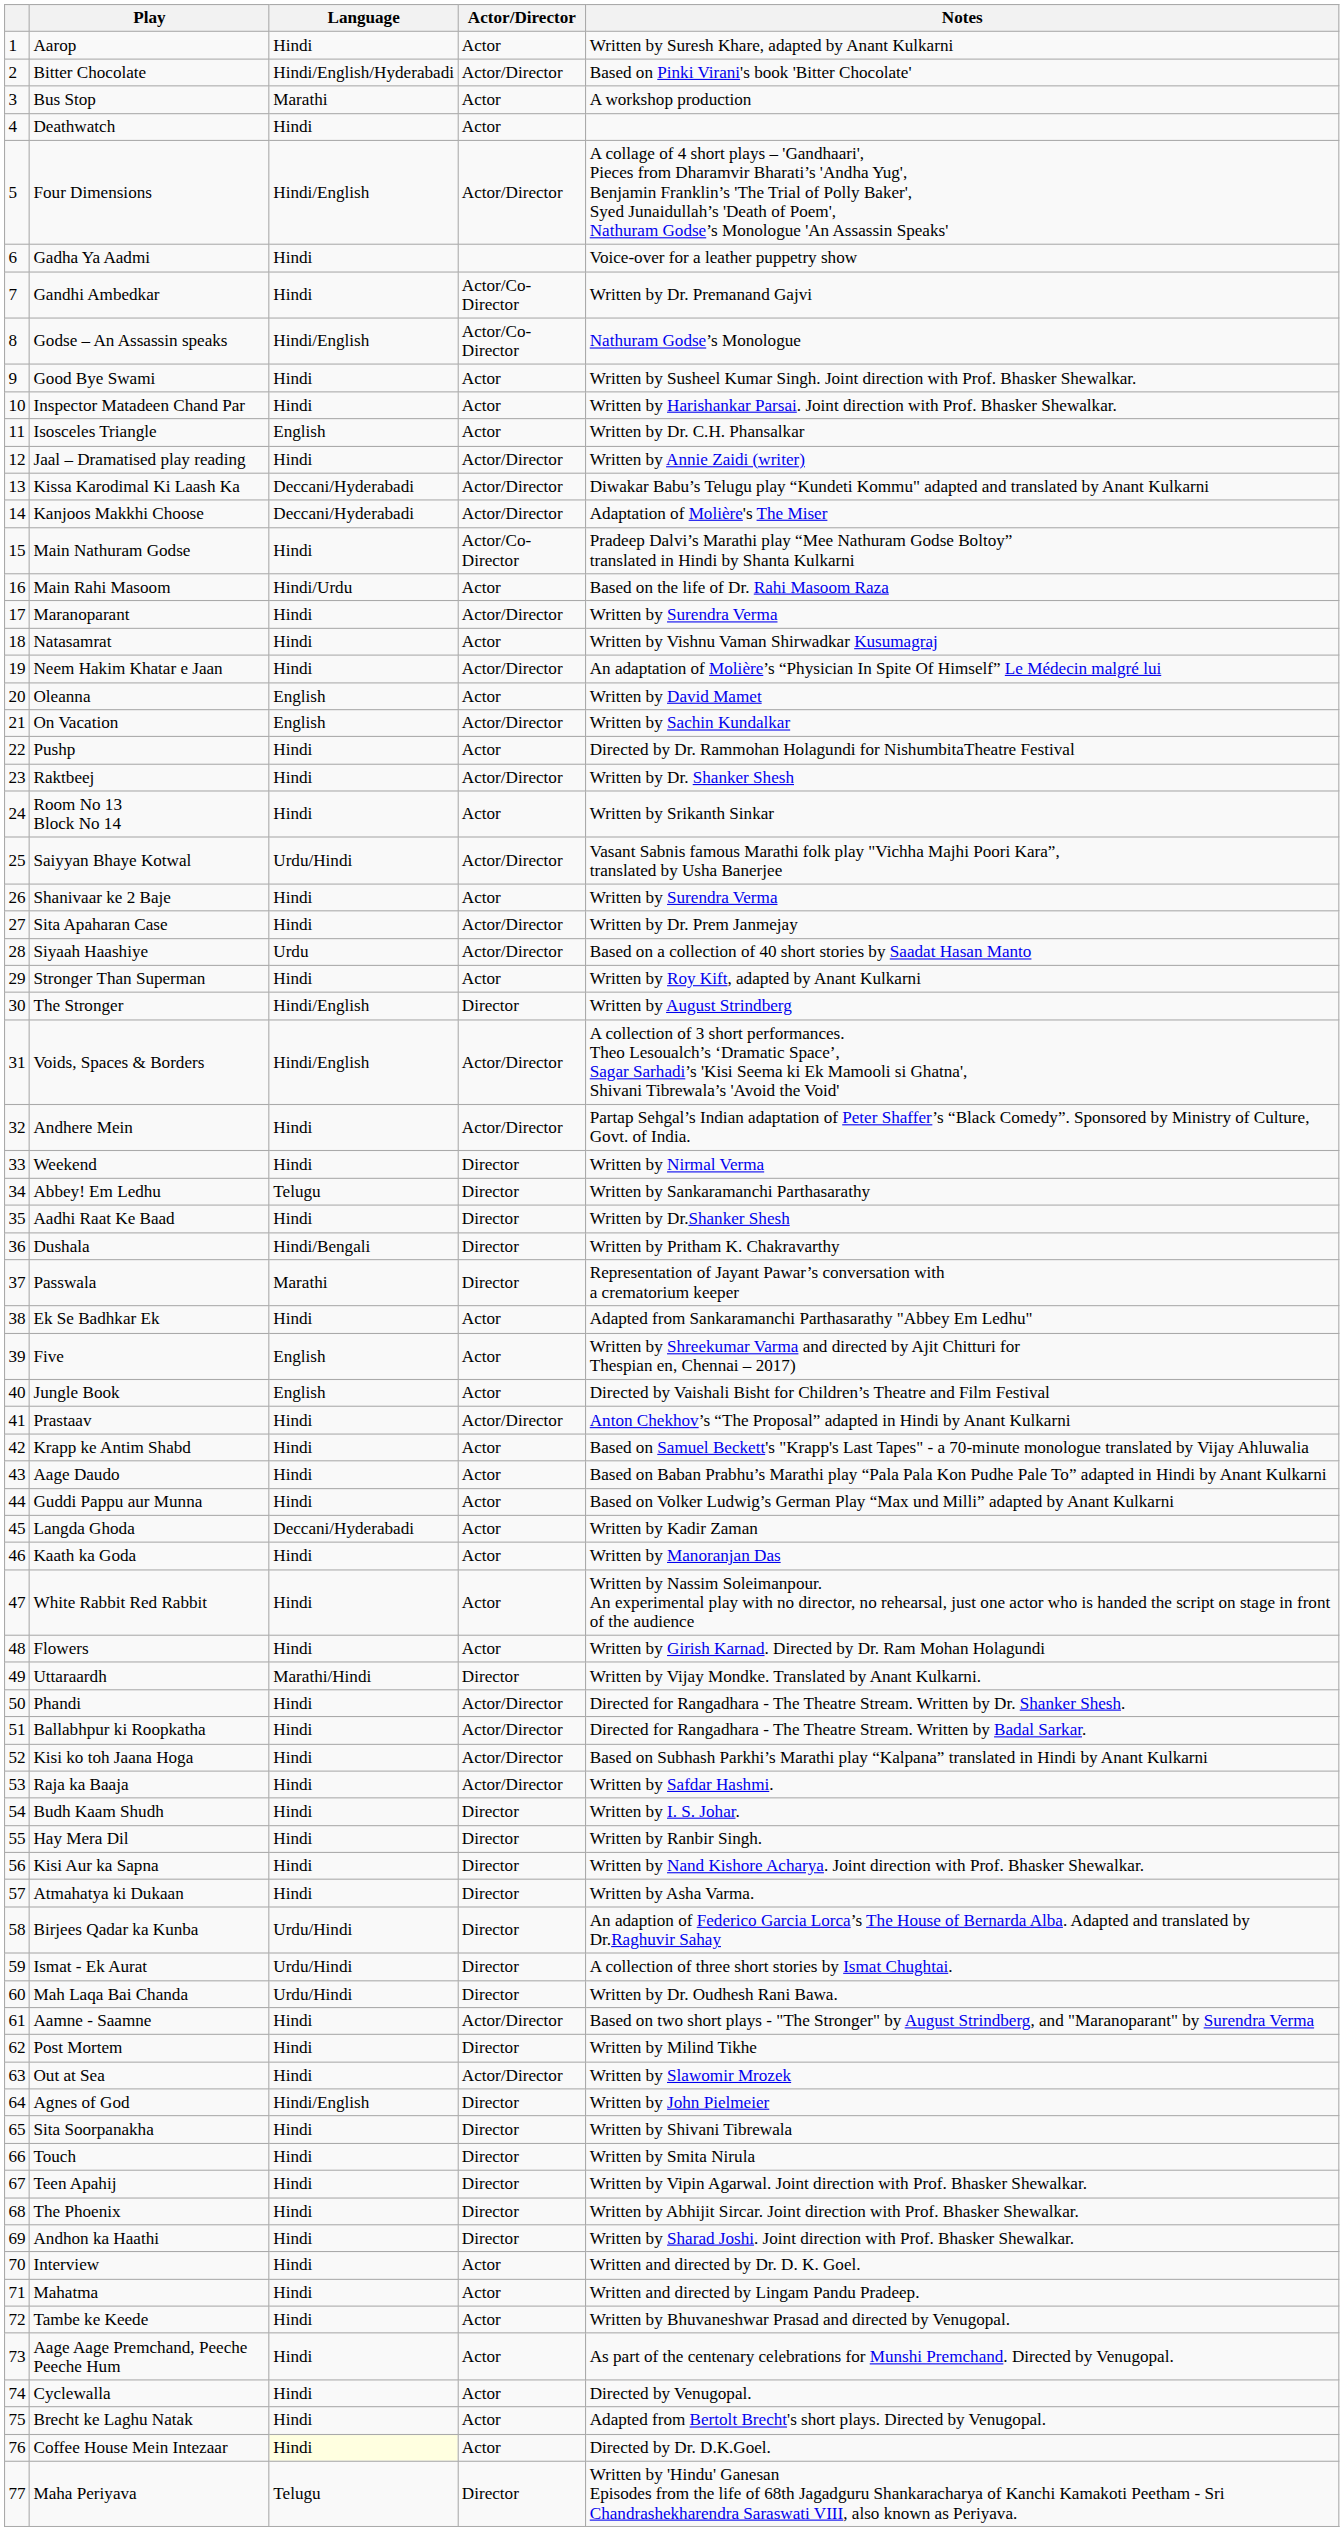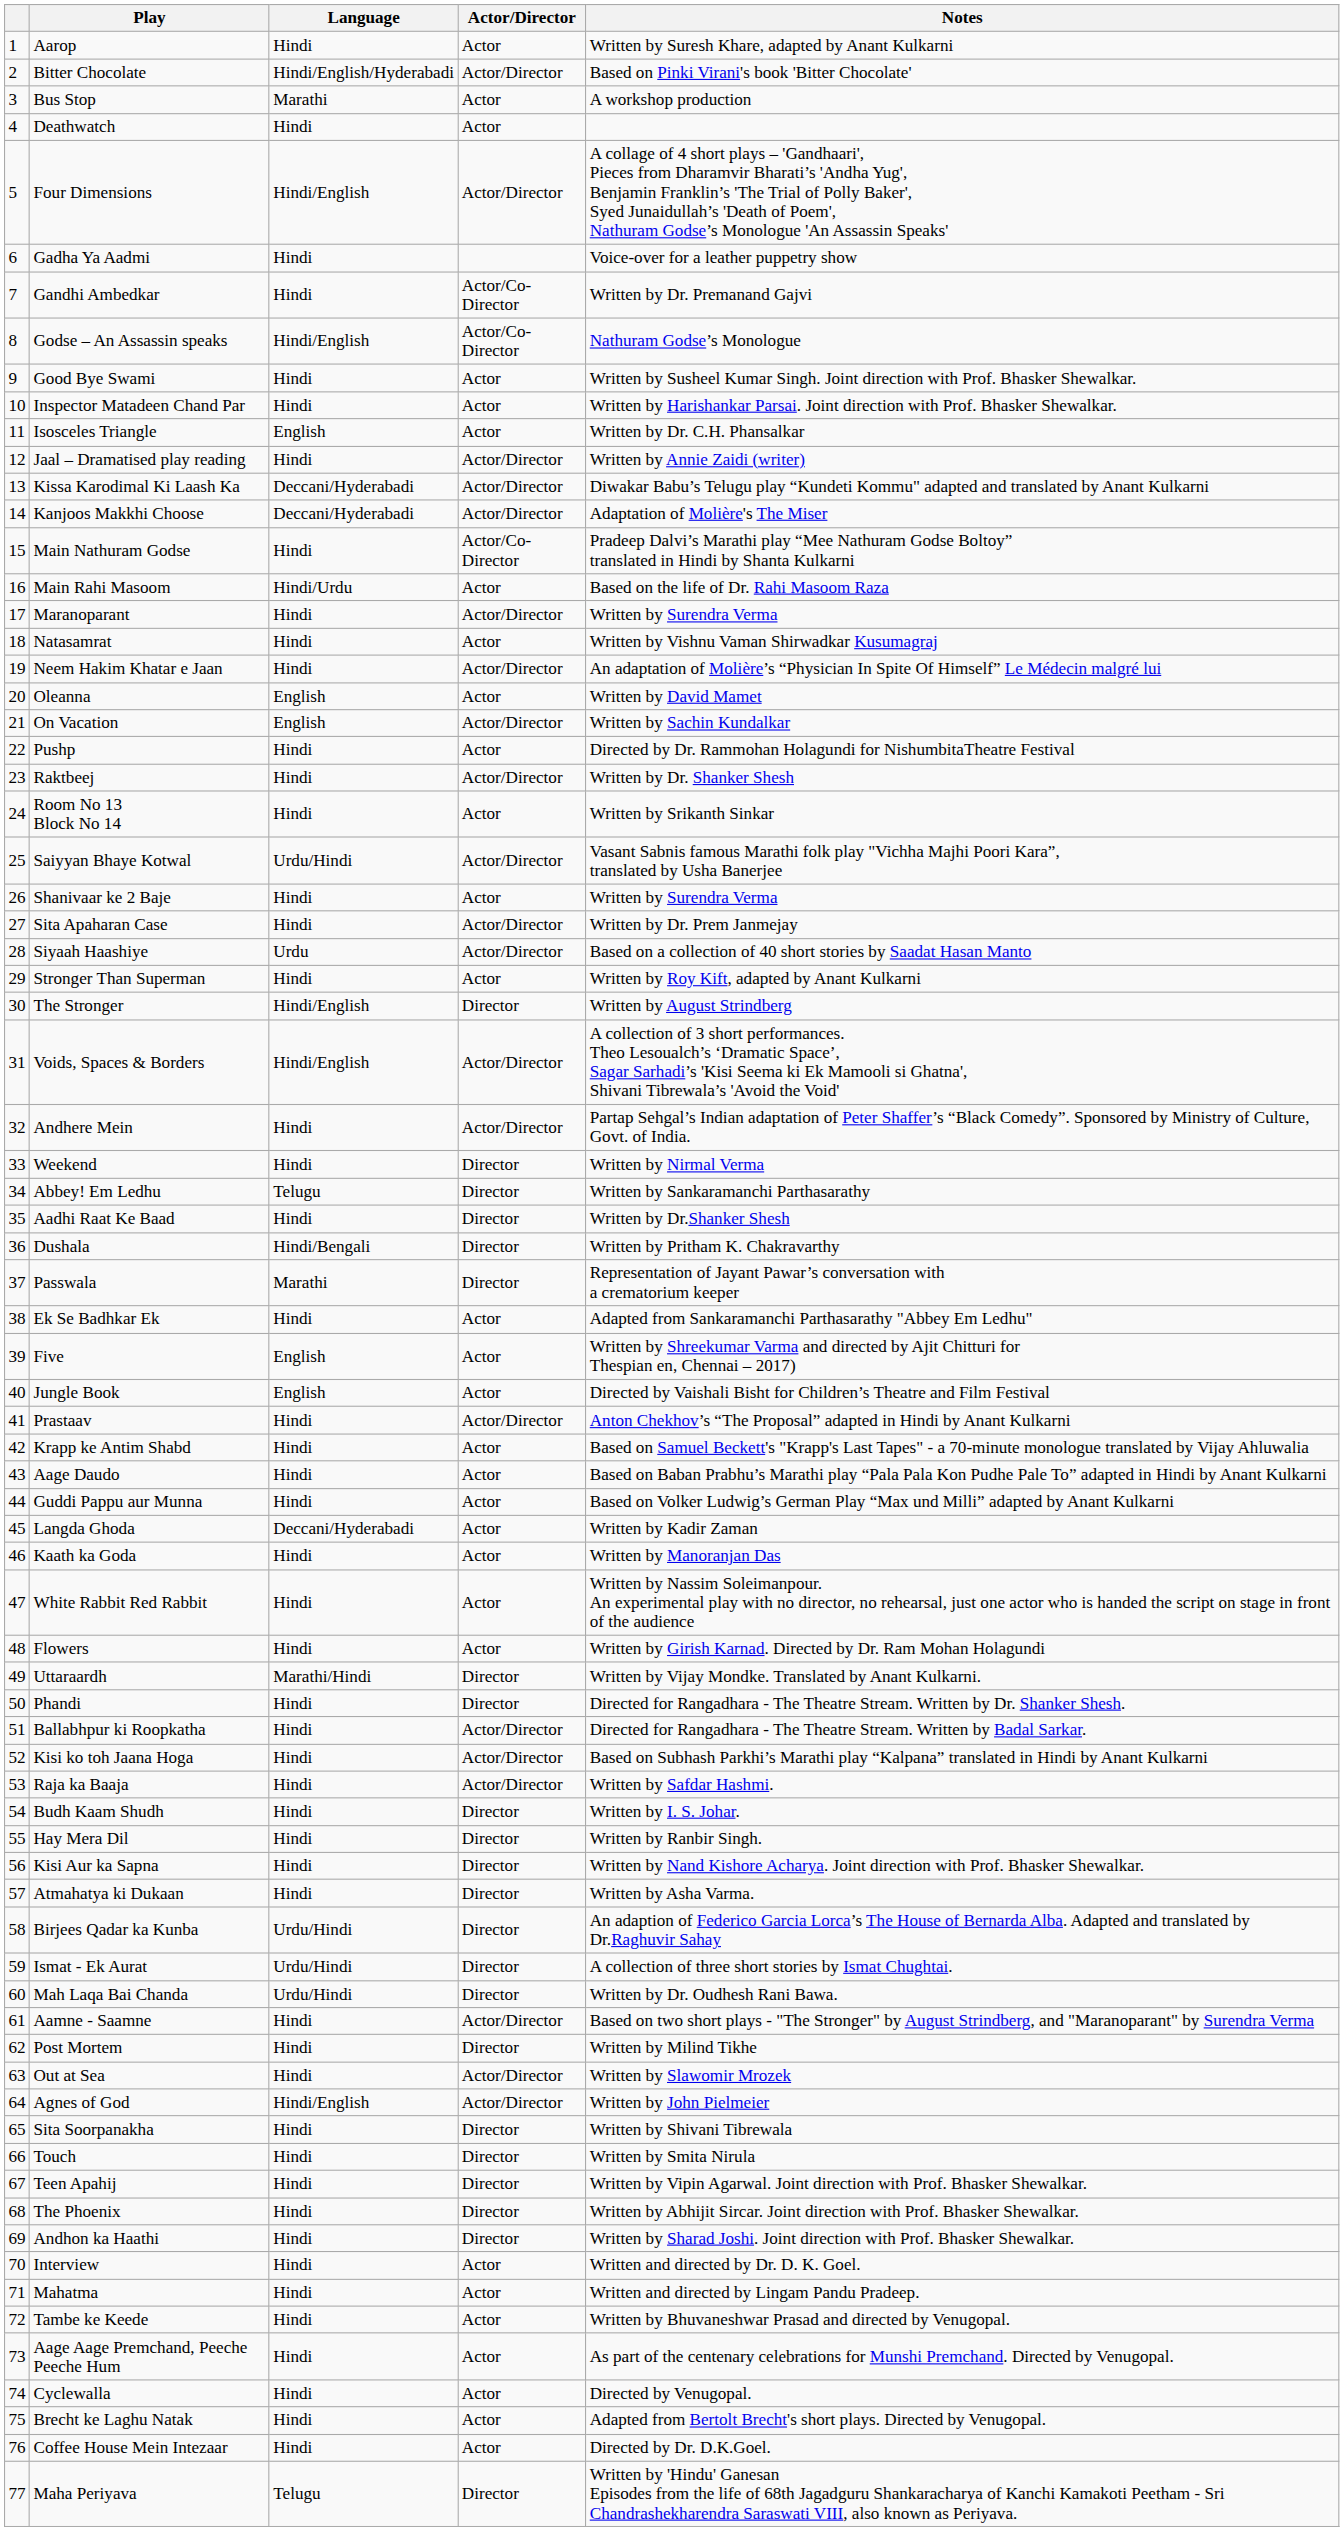(512, 1703) Actor/Director -> (490, 1703) Director
(490, 2102) Director -> (512, 2102) Actor/Director
(293, 2447) lightyellow background -> (293, 2447) no background
